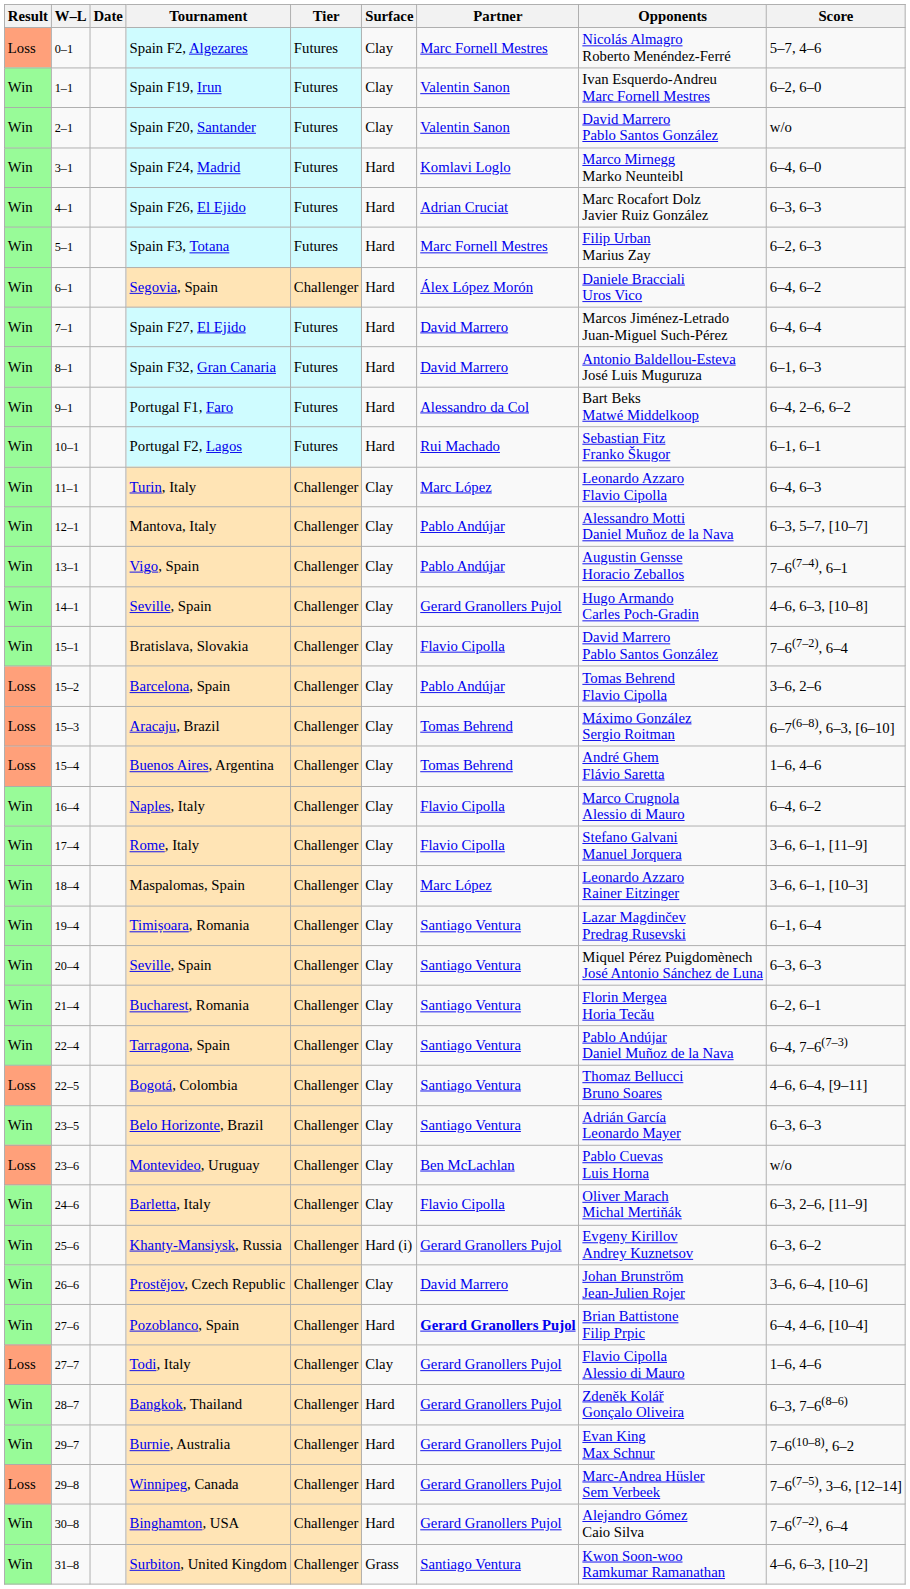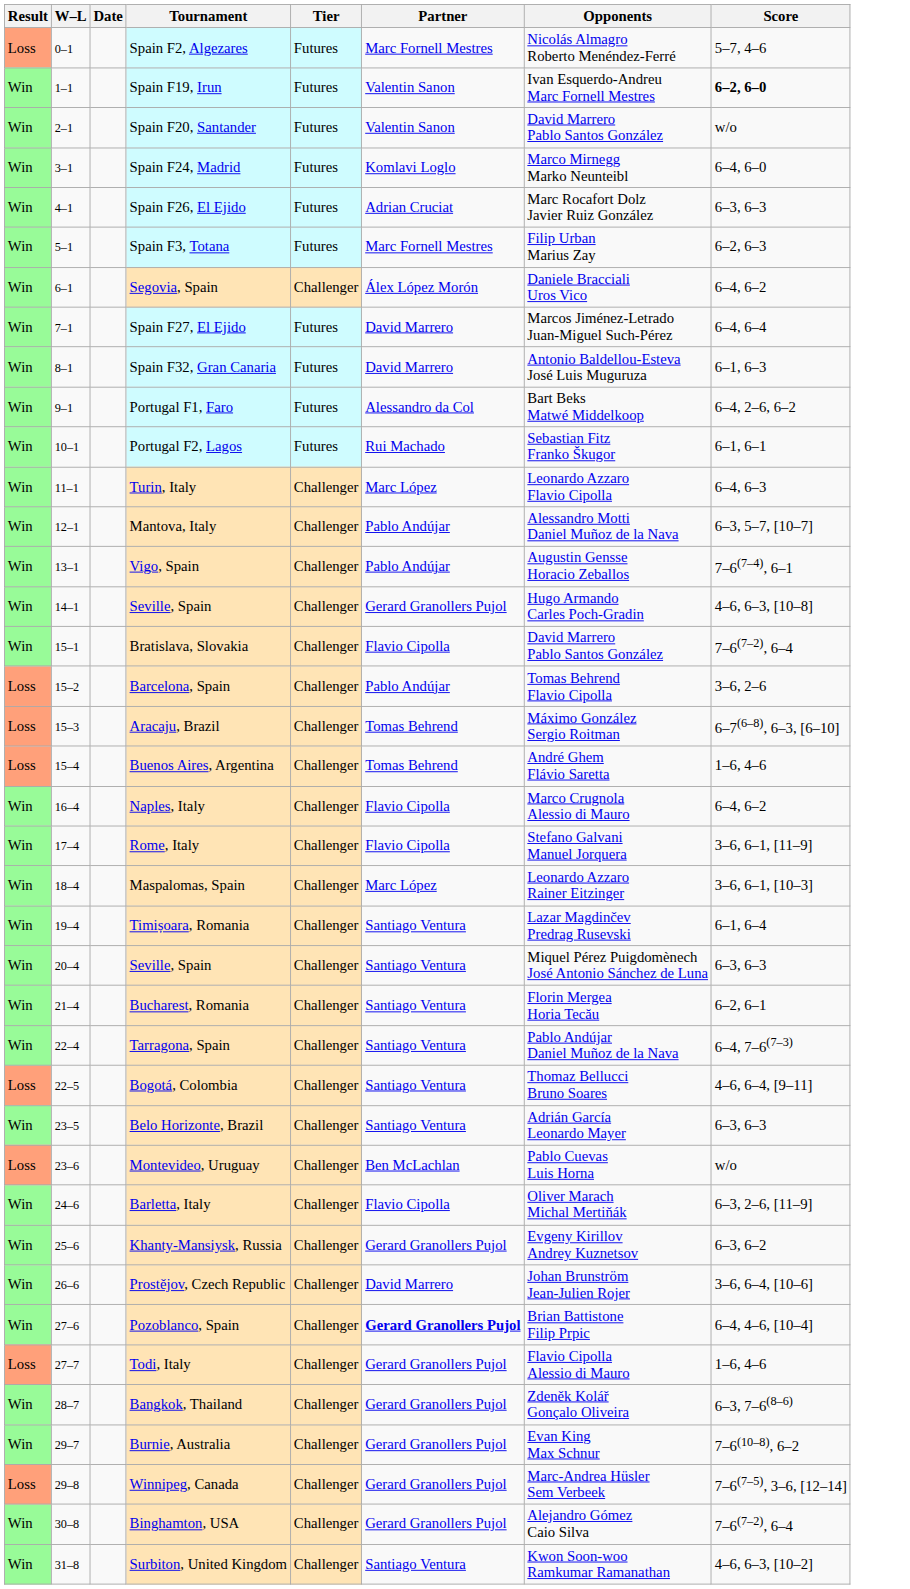- column: (389, 16)
(796, 87) normal -> (741, 87) bold
